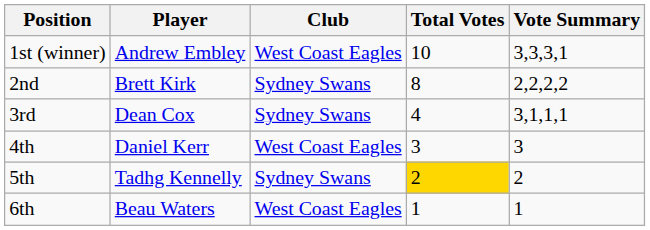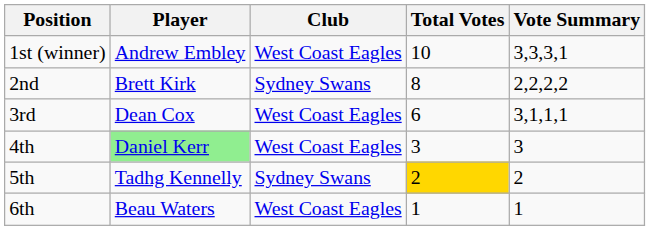(313, 114) Sydney Swans -> (328, 114) West Coast Eagles
(416, 114) 4 -> (416, 114) 6
(162, 146) no background -> (162, 146) lightgreen background
